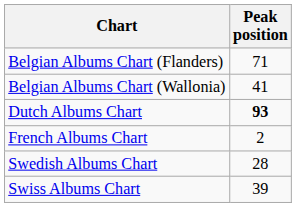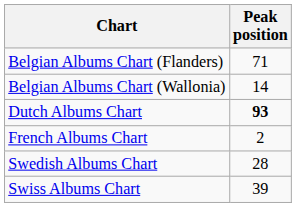(260, 86) 41 -> (260, 86) 14
